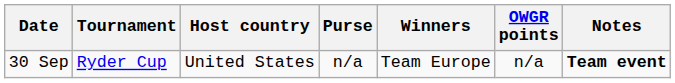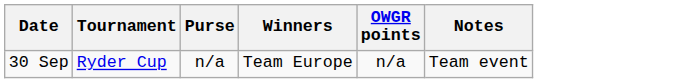- column: (250, 28)
(617, 64) bold -> (479, 64) normal
